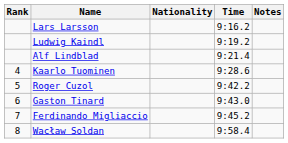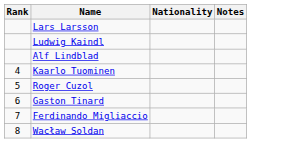- column: (233, 12)
